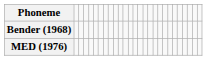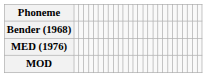+ row: (39, 64)
